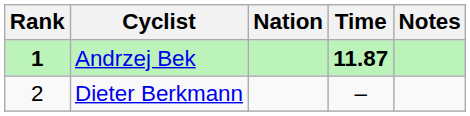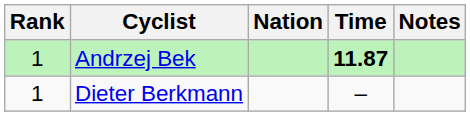(37, 57) bold -> (37, 57) normal
(37, 93) 2 -> (37, 93) 1
